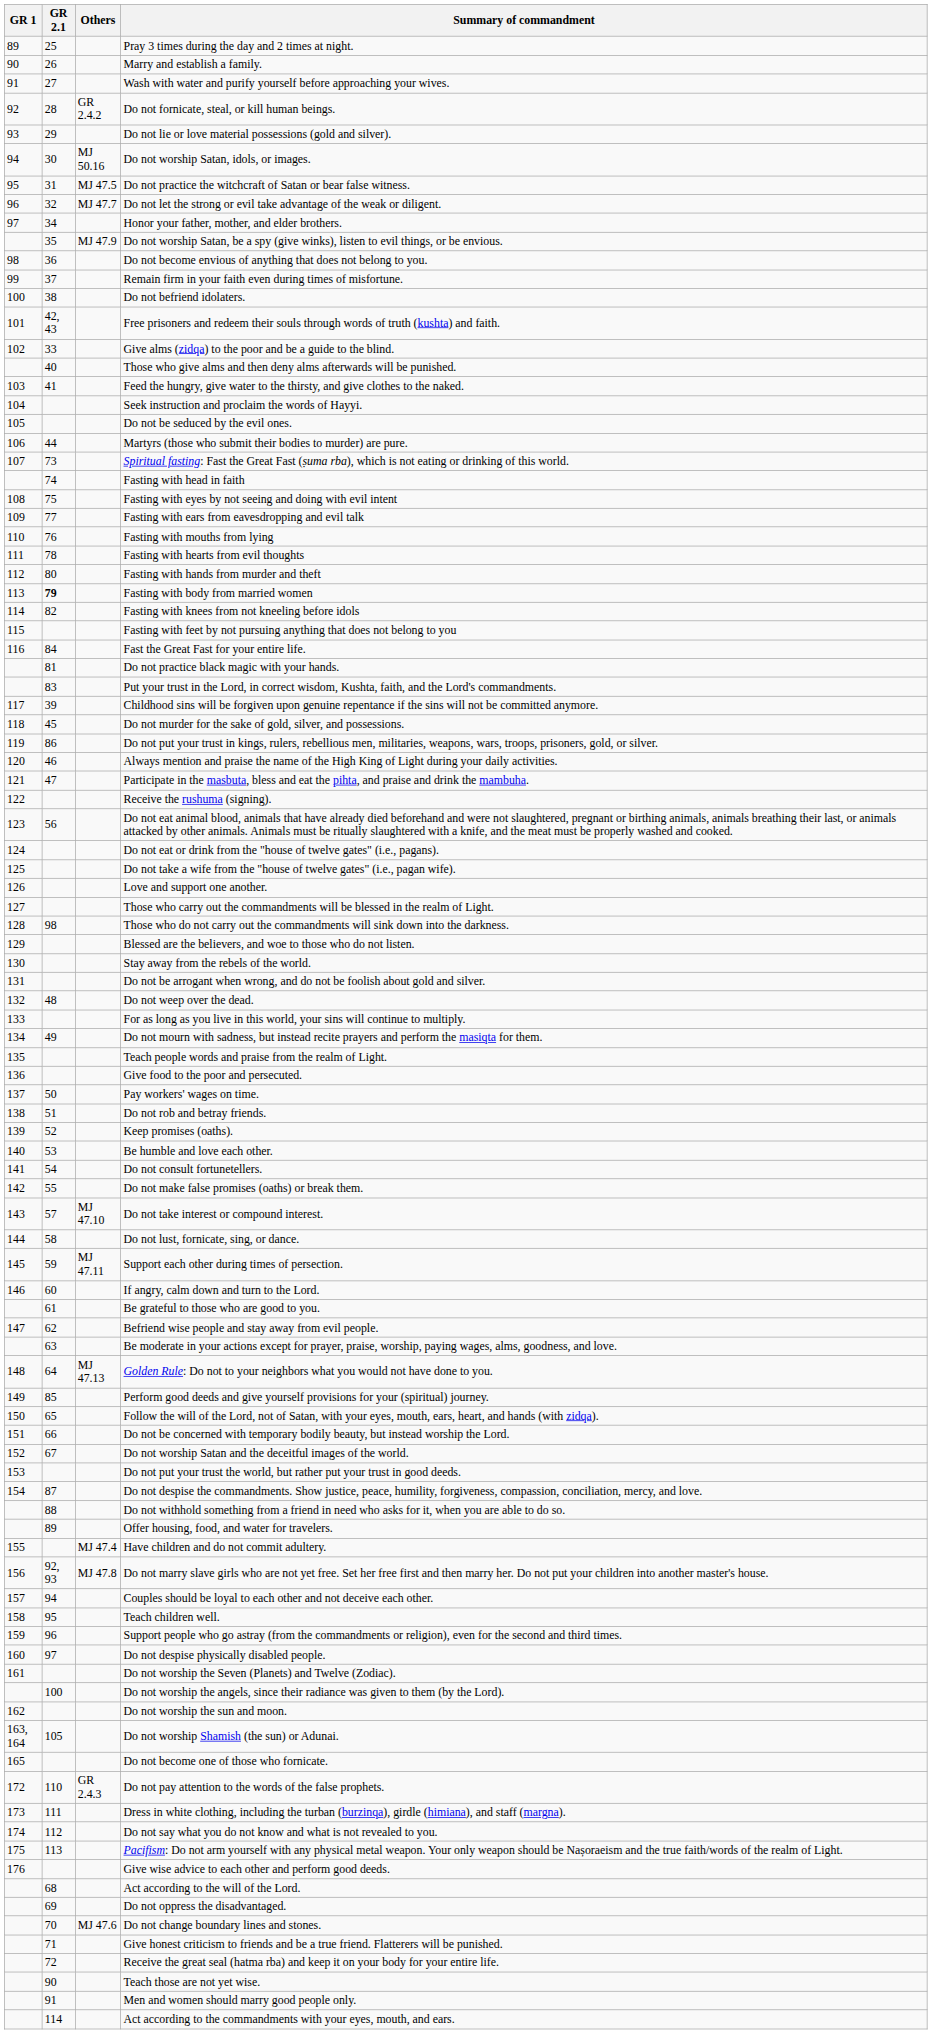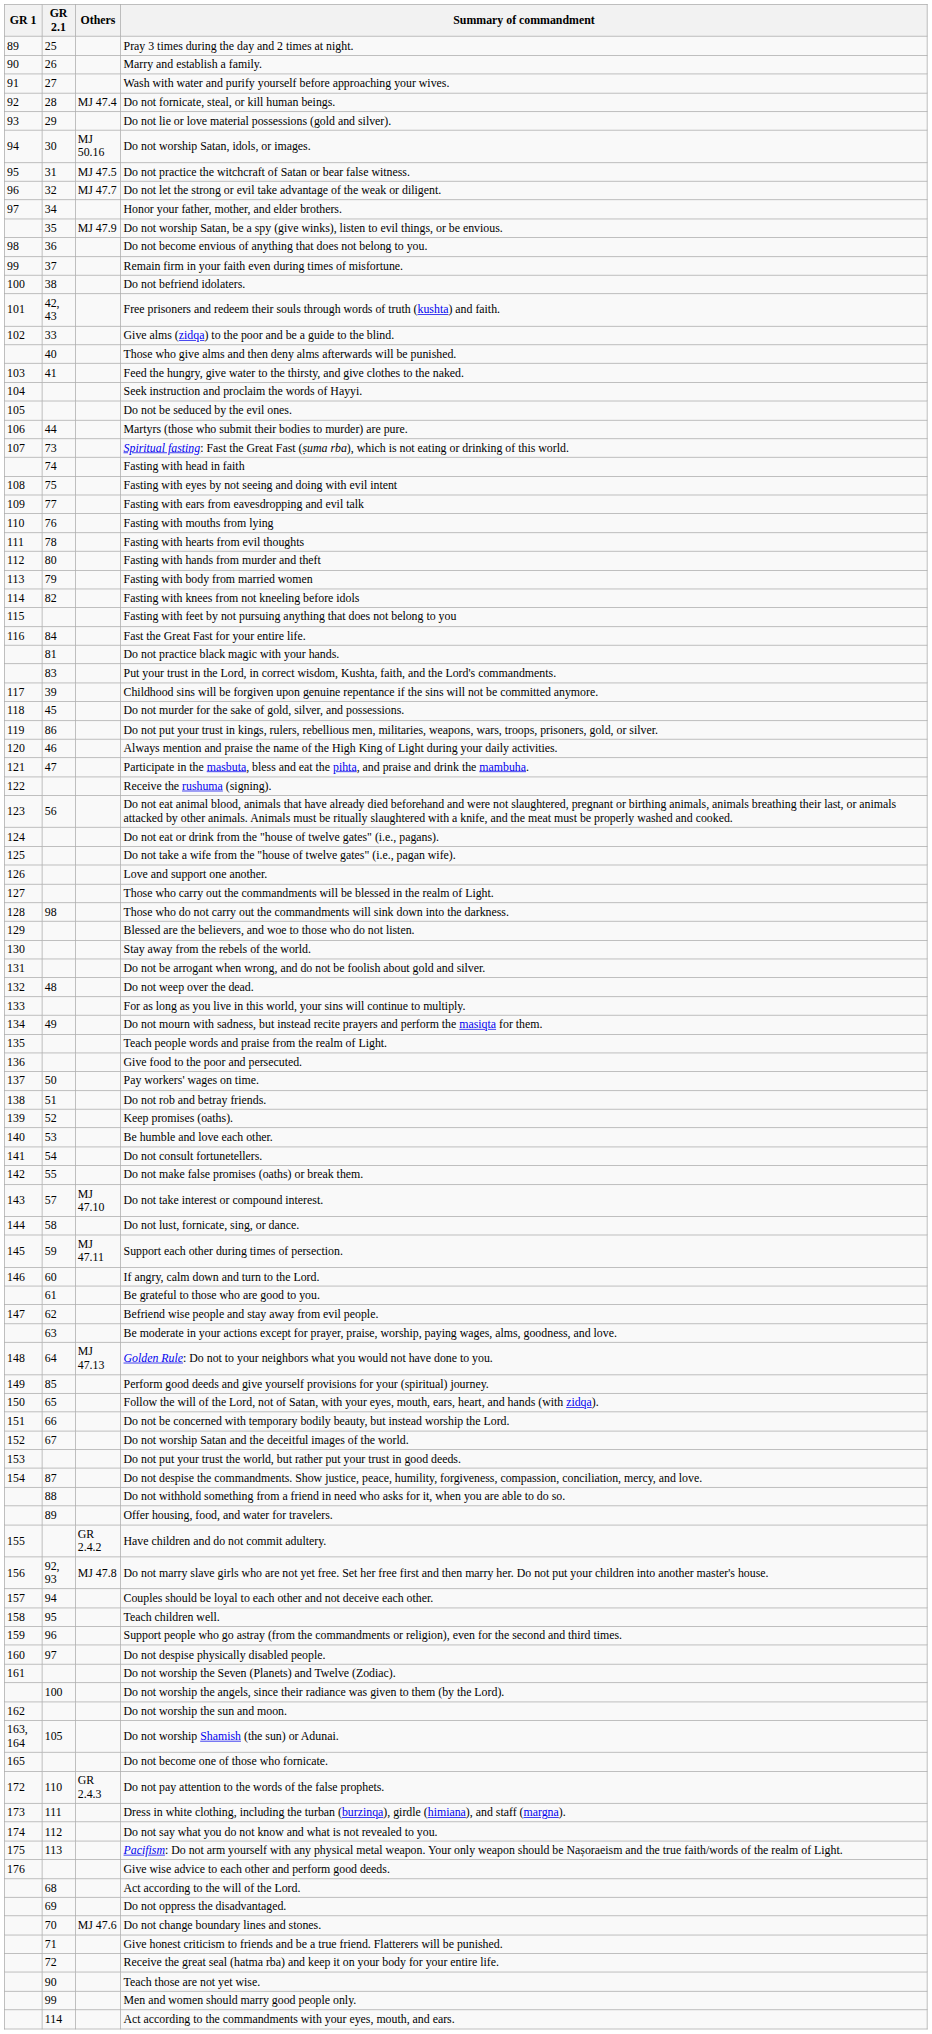(90, 108) GR 2.4.2 -> (97, 102) MJ 47.4
(51, 592) bold -> (51, 579) normal
(97, 1547) MJ 47.4 -> (90, 1540) GR 2.4.2
(51, 2000) 91 -> (51, 2000) 99
